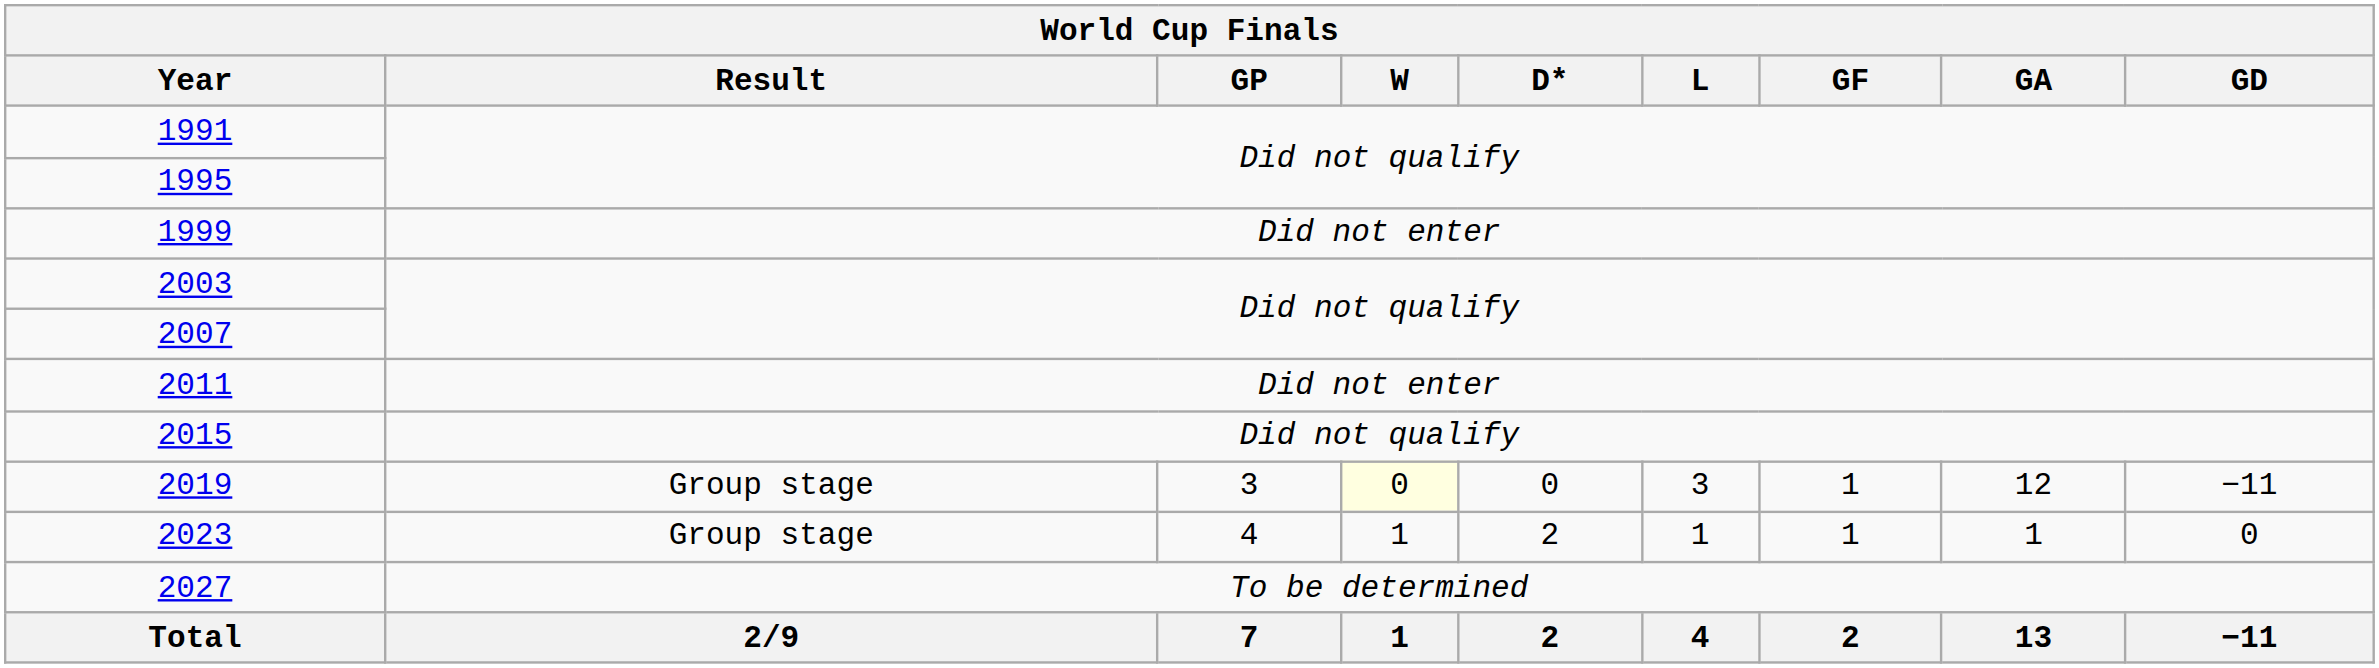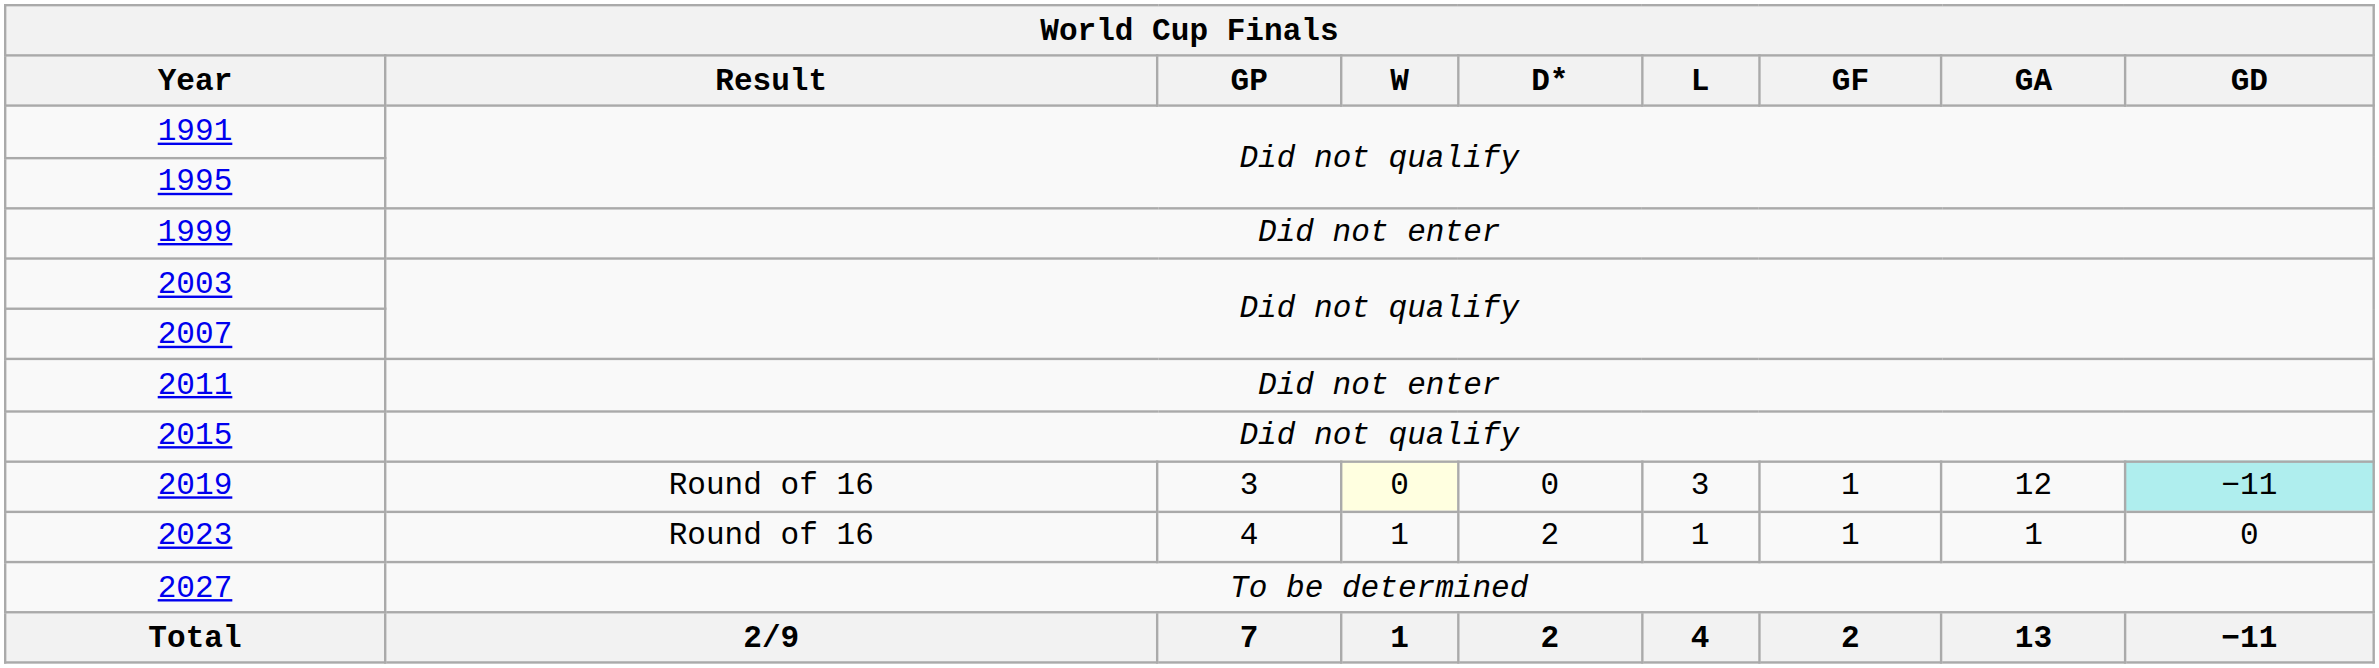(771, 486) Group stage -> (771, 486) Round of 16
(2249, 486) no background -> (2249, 486) paleturquoise background
(771, 537) Group stage -> (771, 537) Round of 16
